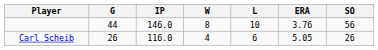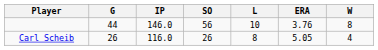columns swapped: (207, 11) <-> (350, 11)
(255, 38) 6 -> (255, 38) 8
